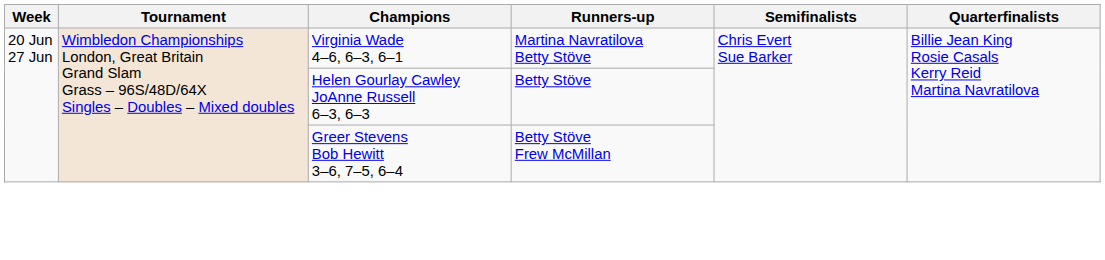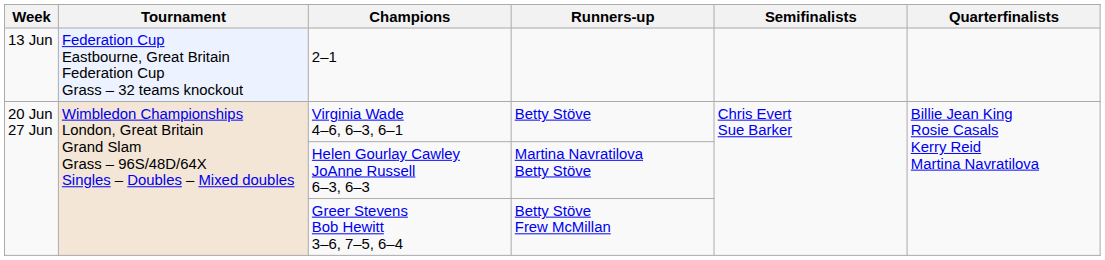+ row: (324, 57)
(579, 48) Martina Navratilova Betty Stöve -> (553, 114) Betty Stöve
(553, 80) Betty Stöve -> (579, 162) Martina Navratilova Betty Stöve
